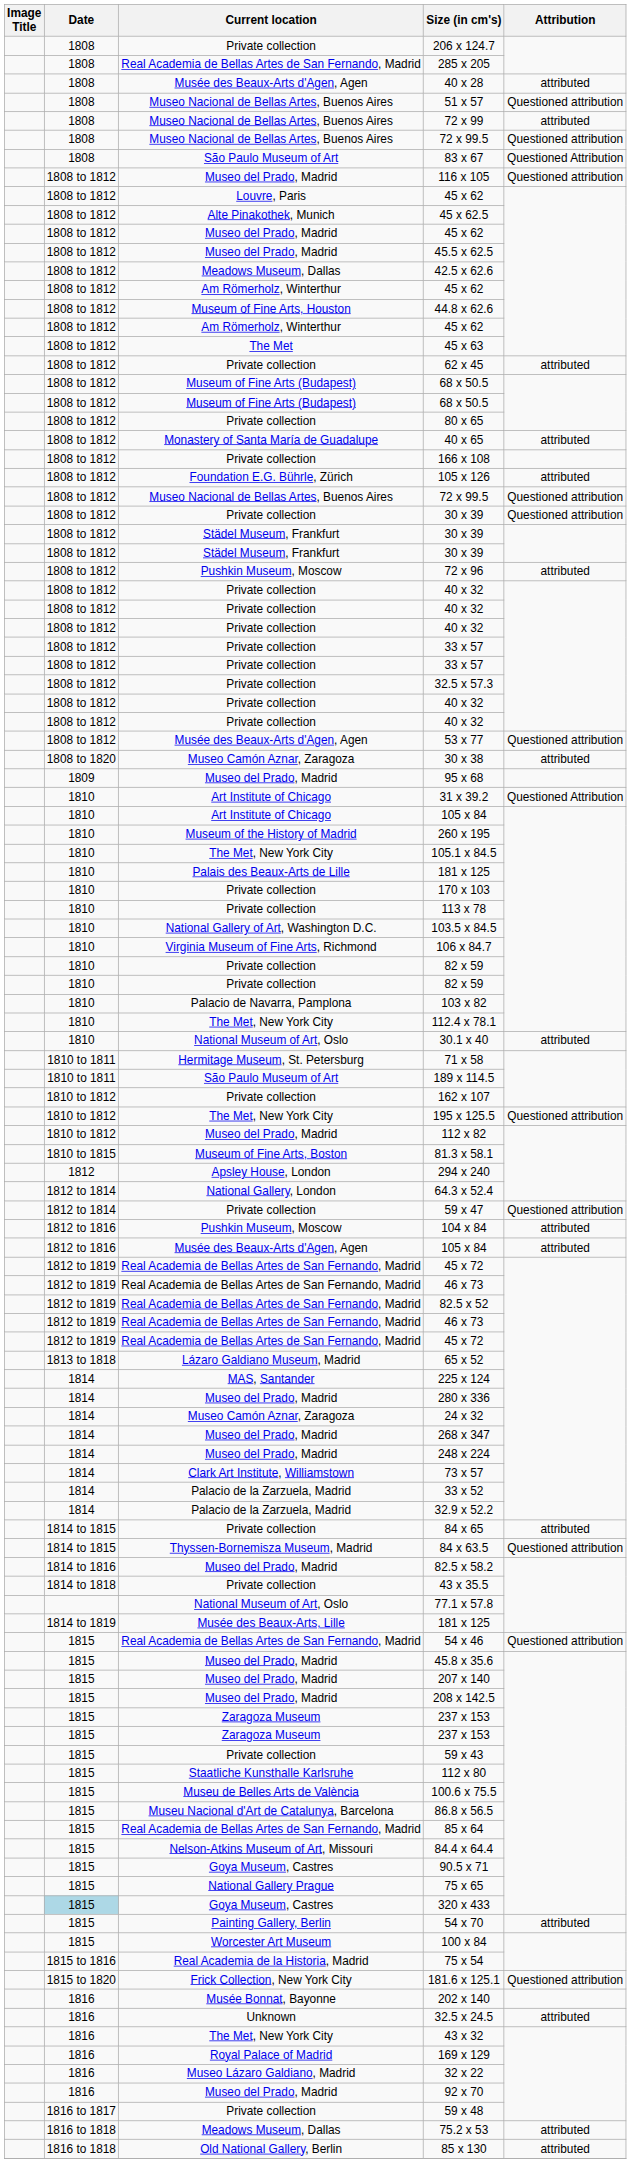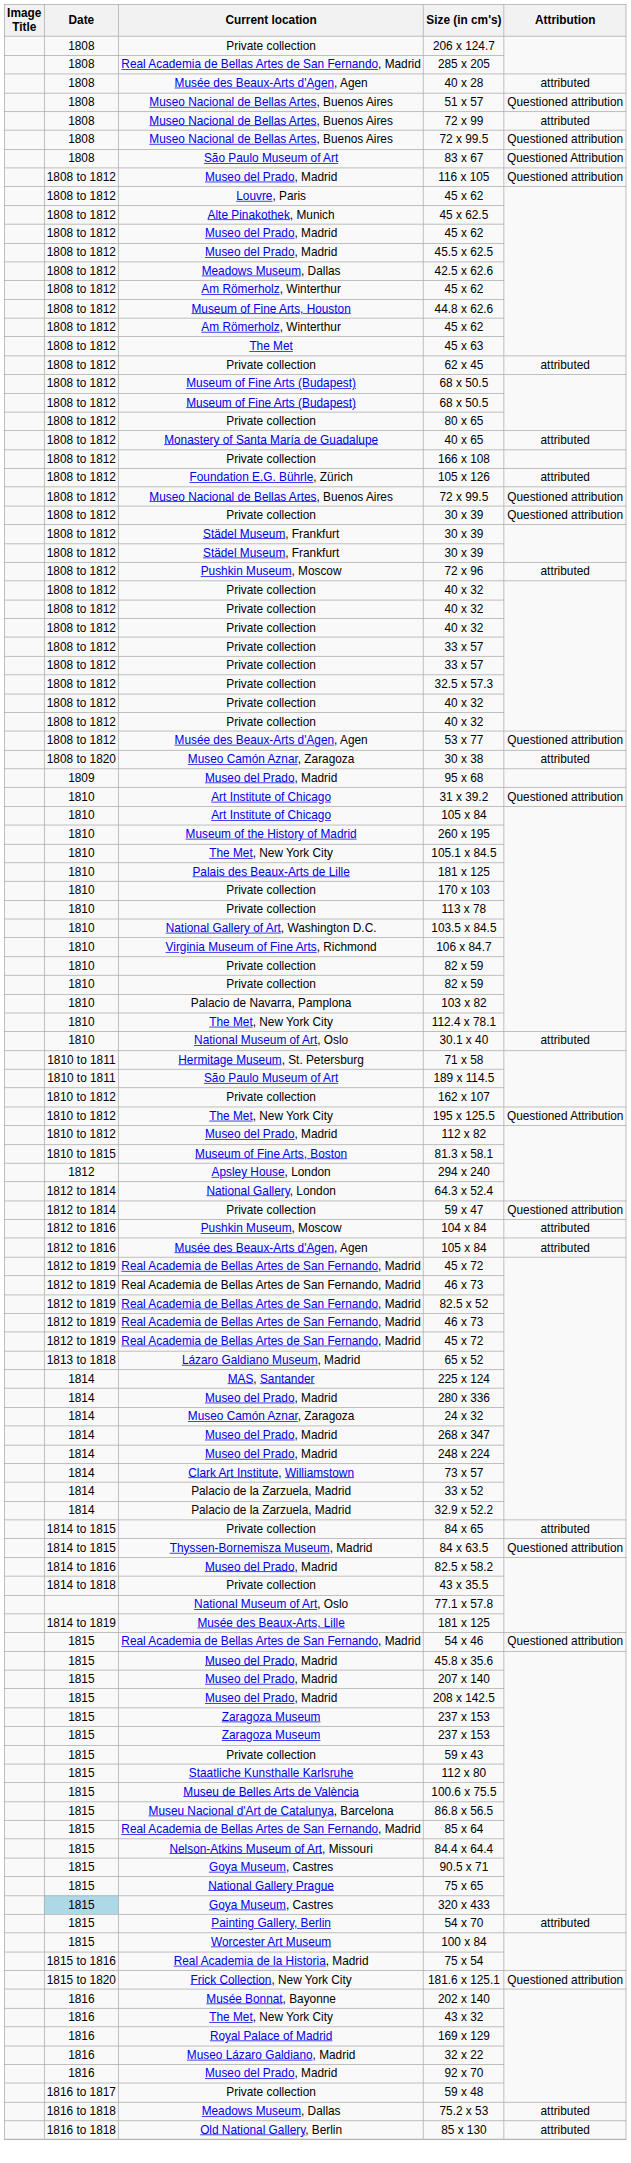(565, 797) Questioned Attribution -> (565, 797) Questioned attribution
(565, 1116) Questioned attribution -> (565, 1116) Questioned Attribution
- row: (271, 2017)
